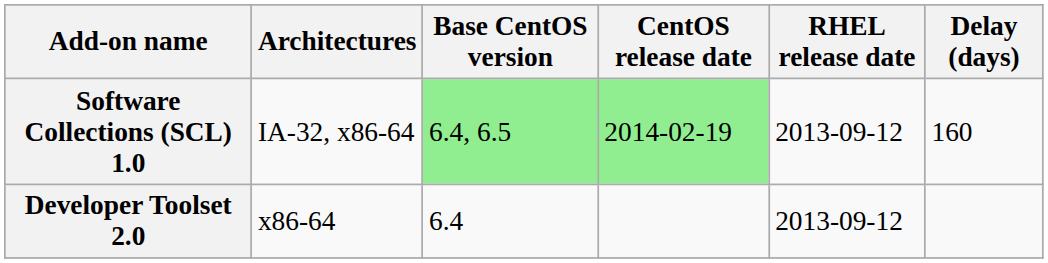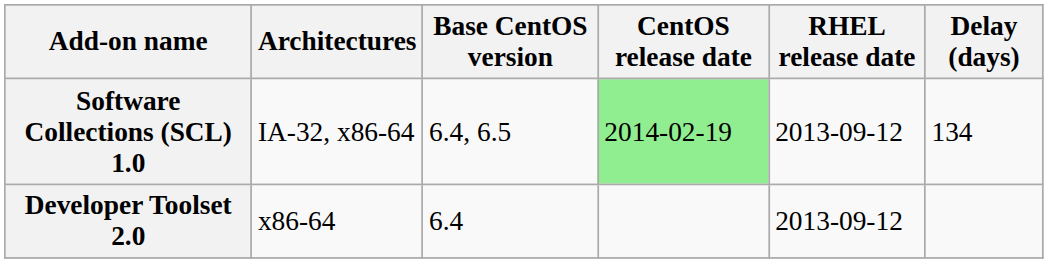(470, 131) lightgreen background -> (470, 131) no background
(952, 131) 160 -> (952, 131) 134
